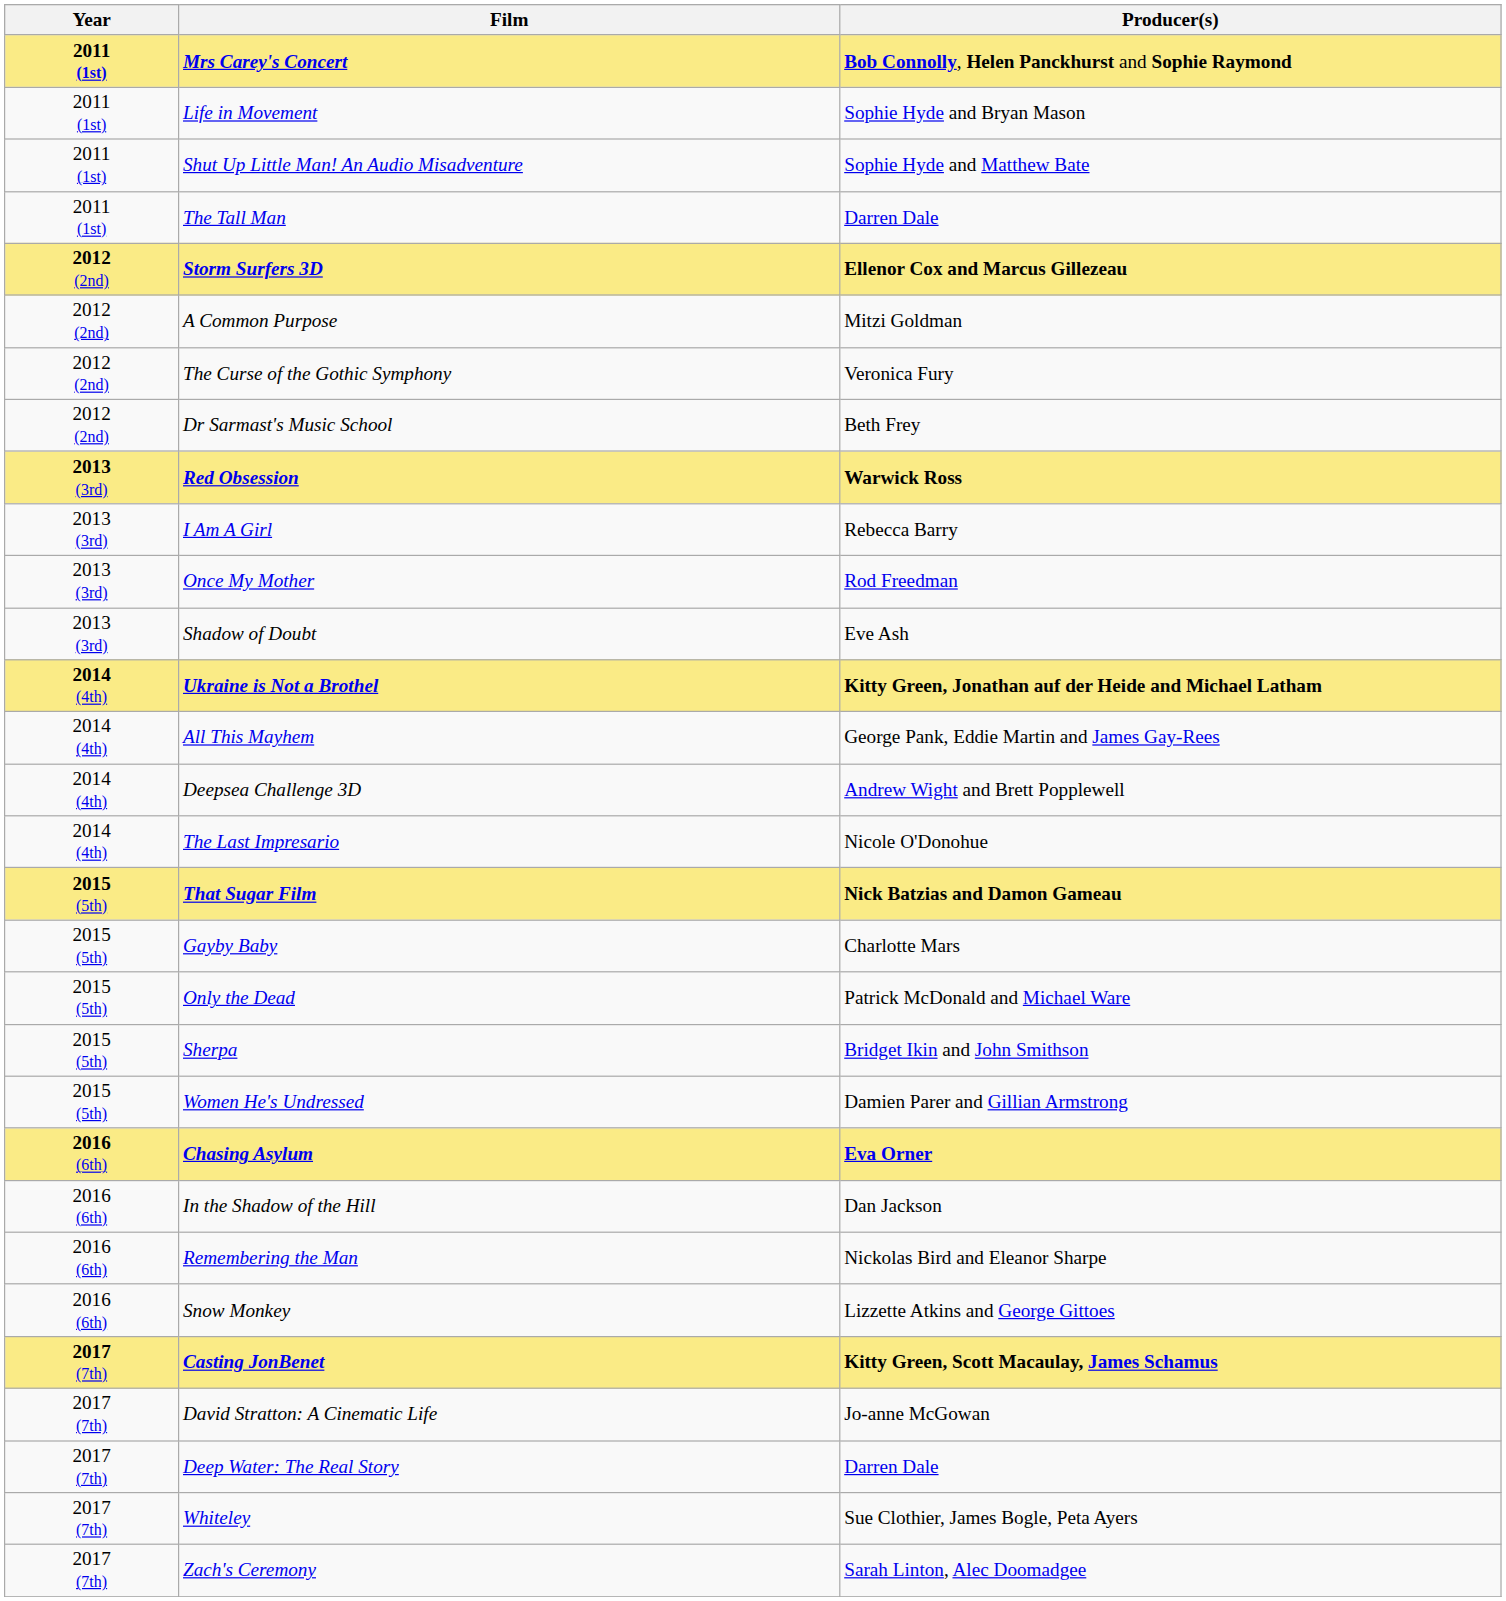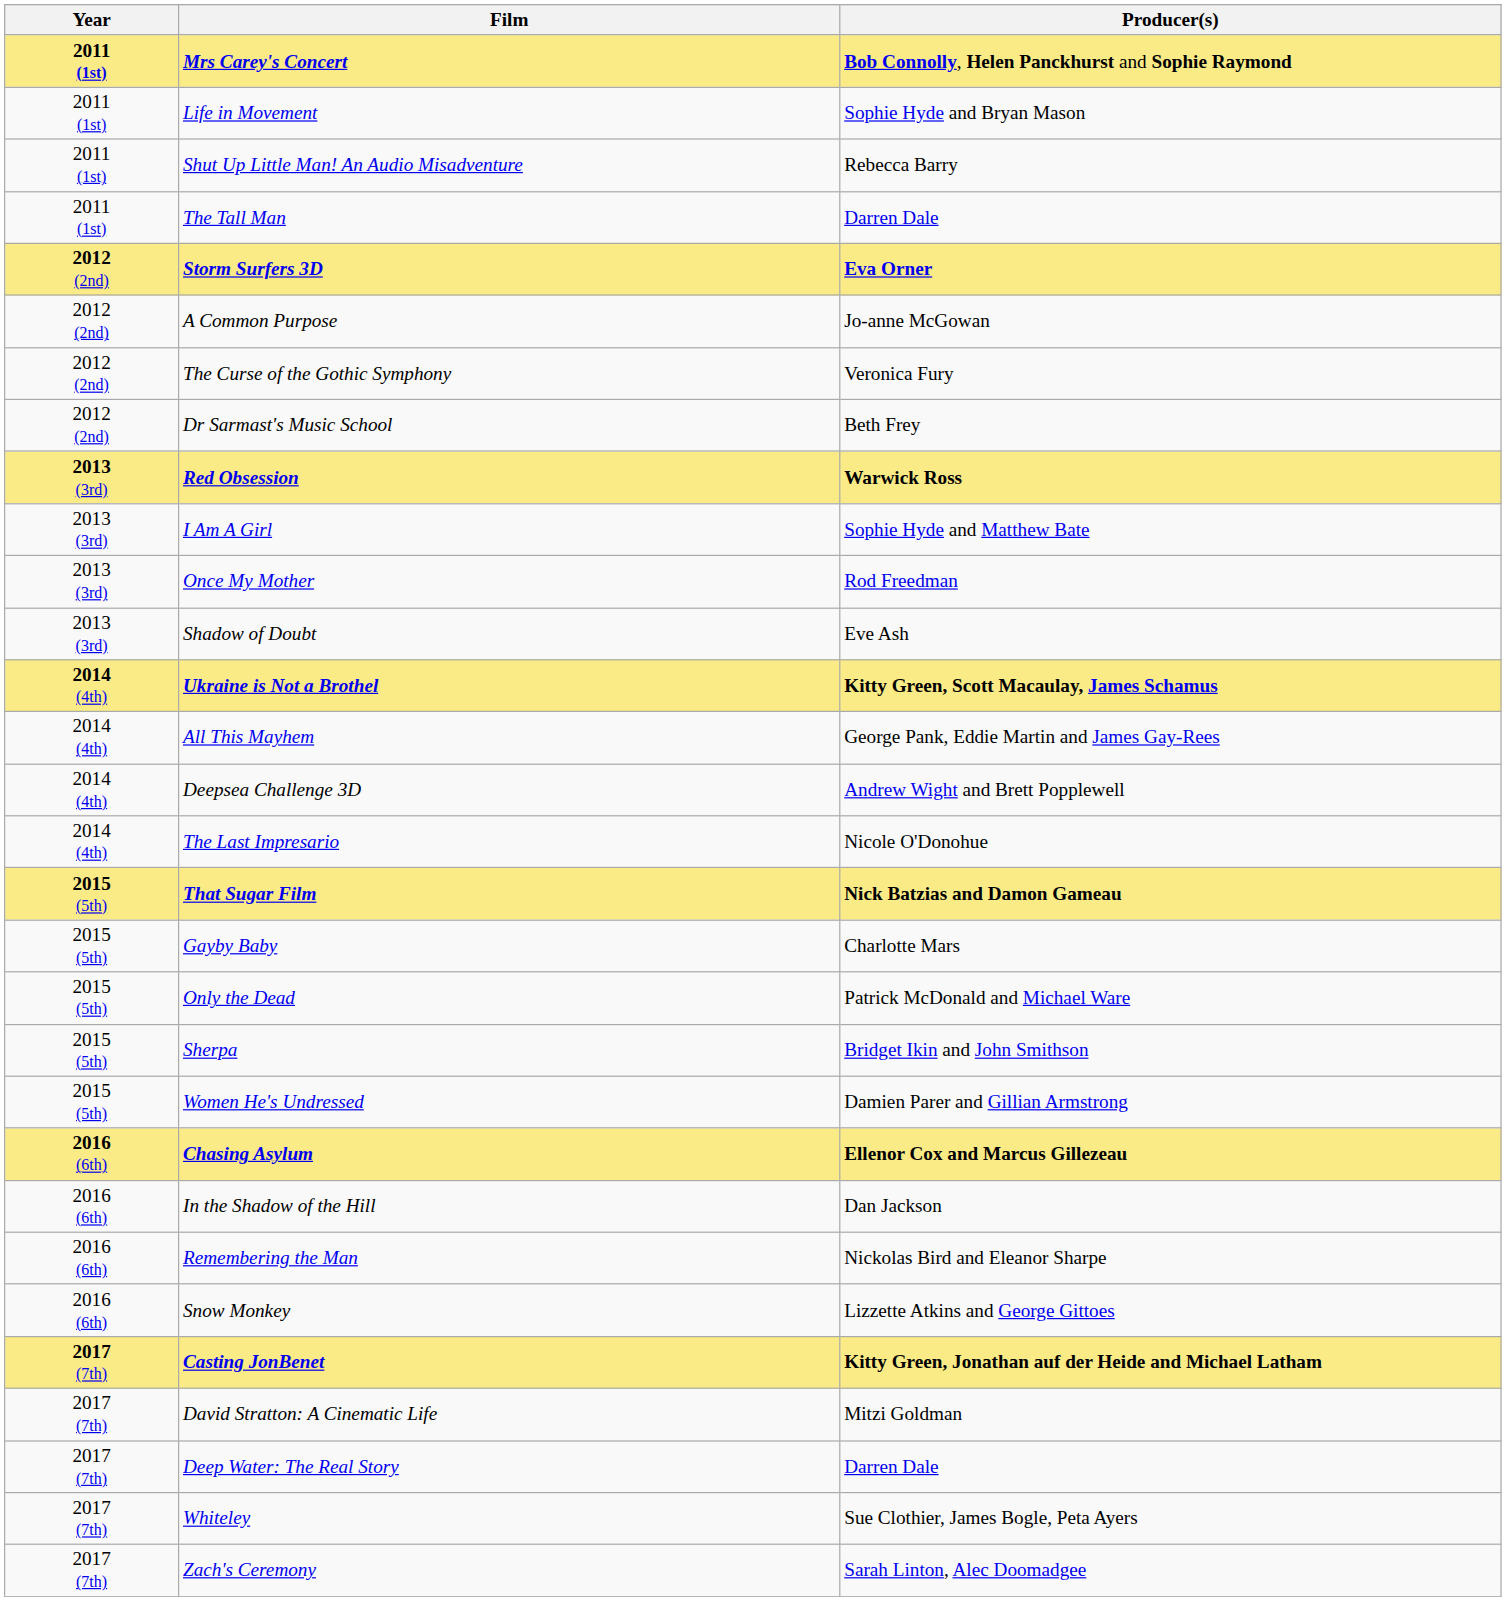(967, 165) Sophie Hyde and Matthew Bate -> (901, 165) Rebecca Barry
(986, 269) Ellenor Cox and Marcus Gillezeau -> (888, 269) Eva Orner
(903, 321) Mitzi Goldman -> (917, 321) Jo-anne McGowan
(901, 529) Rebecca Barry -> (967, 529) Sophie Hyde and Matthew Bate
(1083, 685) Kitty Green, Jonathan auf der Heide and Michael Latham -> (1031, 685) Kitty Green, Scott Macaulay, James Schamus
(888, 1154) Eva Orner -> (986, 1154) Ellenor Cox and Marcus Gillezeau
(1031, 1362) Kitty Green, Scott Macaulay, James Schamus -> (1083, 1362) Kitty Green, Jonathan auf der Heide and Michael Latham
(917, 1414) Jo-anne McGowan -> (903, 1414) Mitzi Goldman
